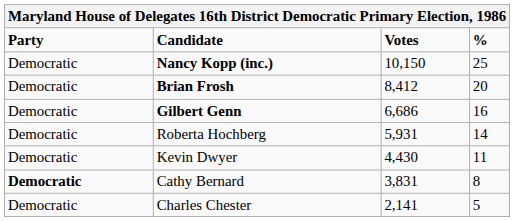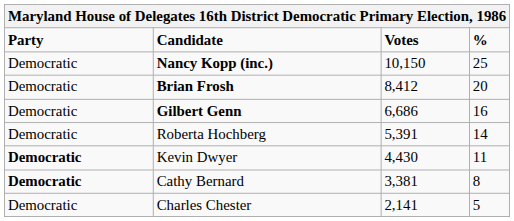(401, 134) 5,931 -> (401, 134) 5,391
(43, 157) normal -> (45, 157) bold
(401, 181) 3,831 -> (401, 181) 3,381
